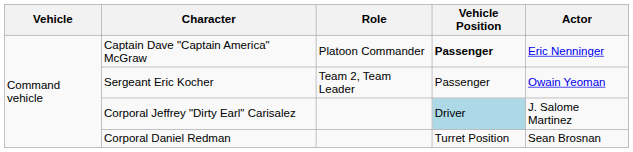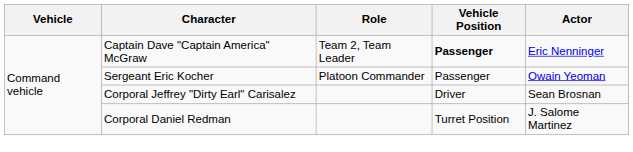(372, 51) Platoon Commander -> (355, 51) Team 2, Team Leader
(355, 82) Team 2, Team Leader -> (372, 76) Platoon Commander
(450, 113) lightblue background -> (450, 94) no background
(554, 113) J. Salome Martinez -> (564, 94) Sean Brosnan
(564, 138) Sean Brosnan -> (554, 119) J. Salome Martinez
